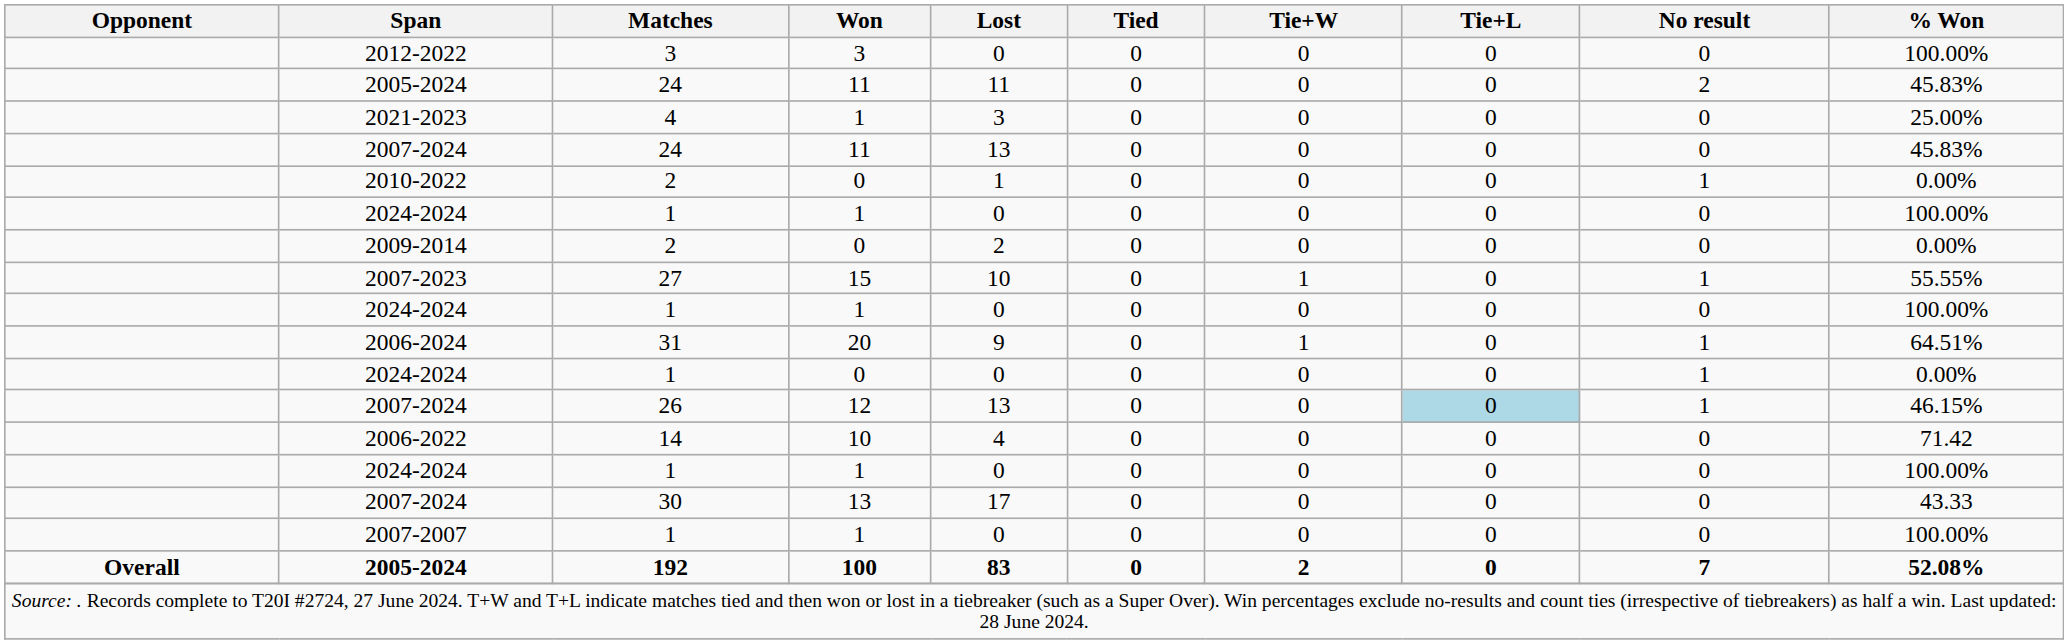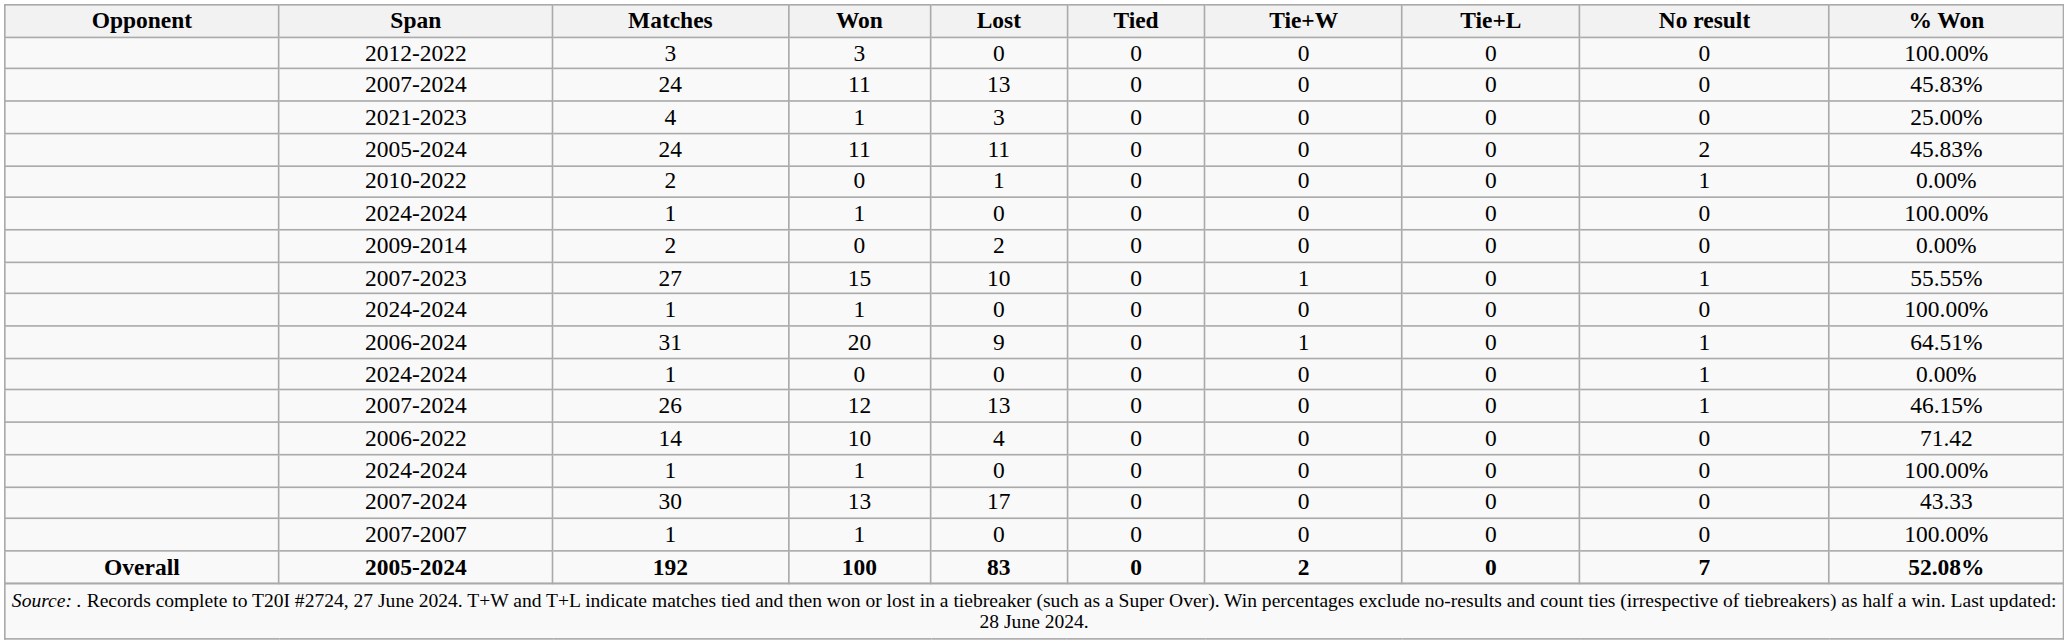rows swapped: (416, 85) <-> (416, 149)
(1491, 406) lightblue background -> (1491, 406) no background
